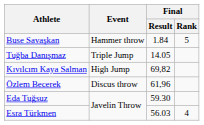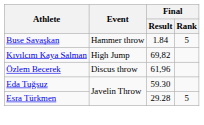- row: (36, 55)
(160, 113) 56.03 -> (160, 99) 29.28
(187, 113) 4 -> (187, 99) 5
